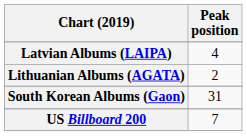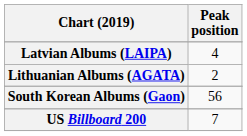(215, 97) 31 -> (215, 97) 56
